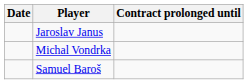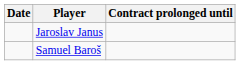- row: (73, 50)
